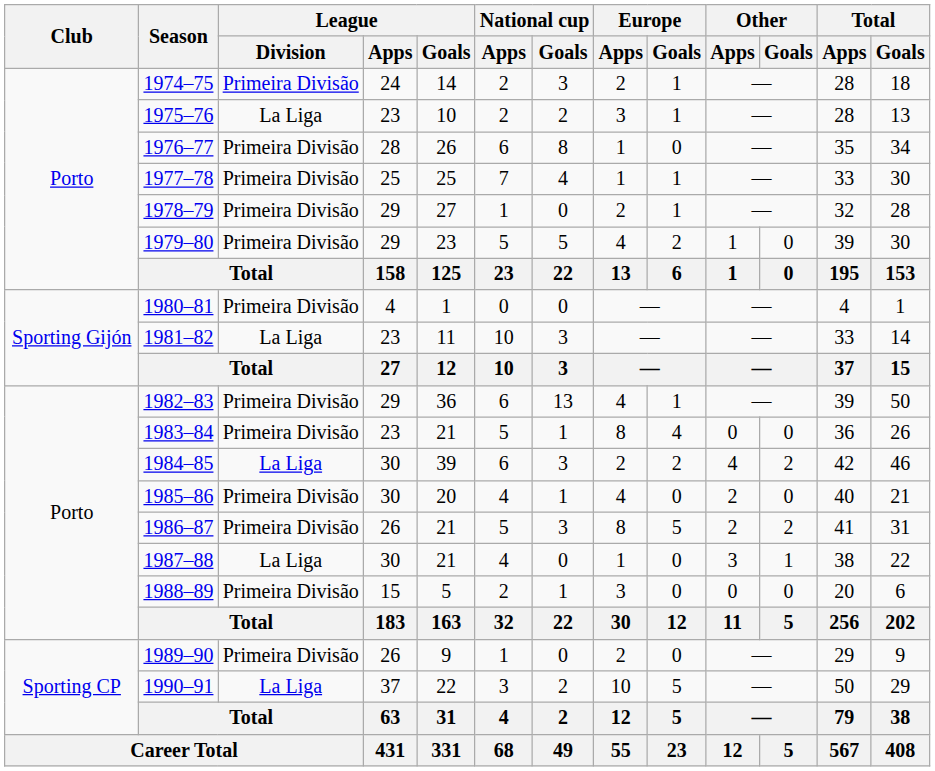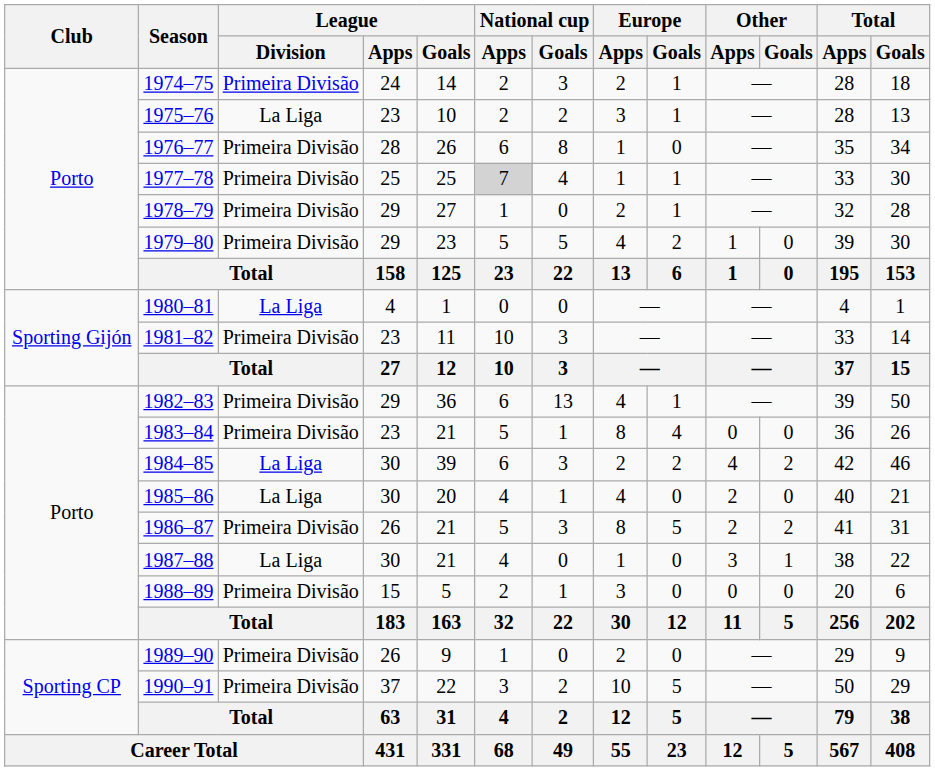(504, 178) no background -> (504, 178) lightgrey background
(291, 305) Primeira Divisão -> (291, 305) La Liga
(291, 337) La Liga -> (291, 337) Primeira Divisão
(291, 496) Primeira Divisão -> (291, 496) La Liga
(291, 686) La Liga -> (291, 686) Primeira Divisão
